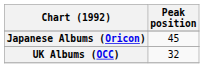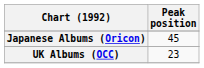(173, 55) 32 -> (173, 55) 23
